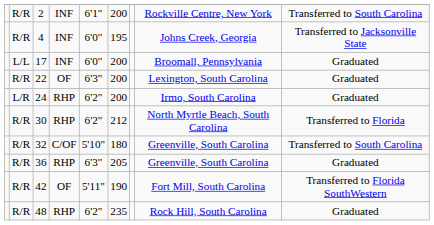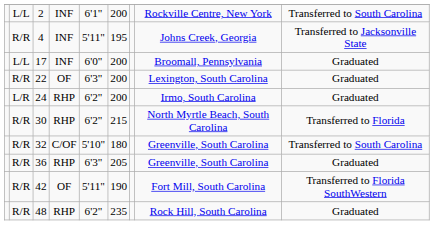(21, 13) R/R -> (21, 13) L/L
(93, 37) 6'0" -> (93, 37) 5'11"
(119, 121) 212 -> (119, 121) 215
